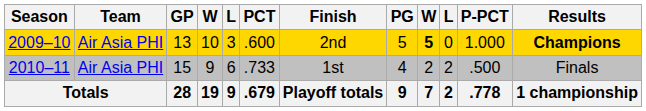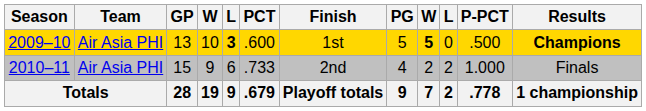(231, 42) normal -> (231, 42) bold
(333, 42) 2nd -> (333, 42) 1st
(485, 42) 1.000 -> (485, 42) .500
(333, 67) 1st -> (333, 67) 2nd
(485, 67) .500 -> (485, 67) 1.000
